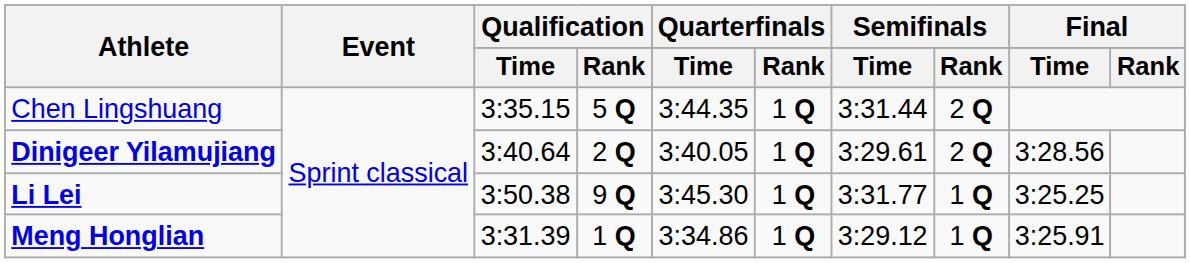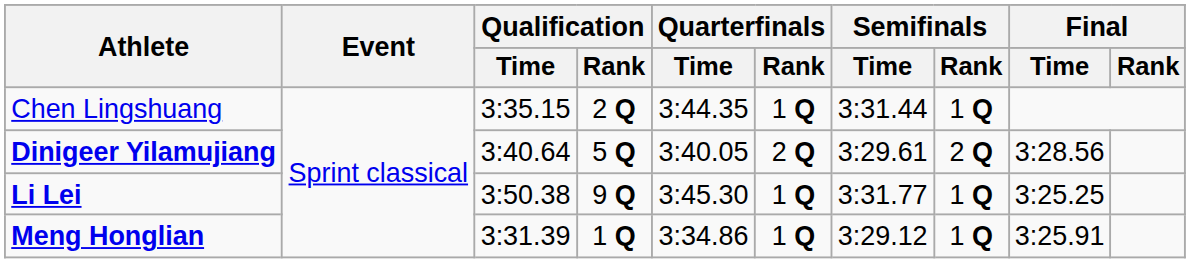(614, 109) 5 Q -> (614, 109) 2 Q
(971, 109) 2 Q -> (971, 109) 1 Q
(614, 152) 2 Q -> (614, 152) 5 Q
(794, 152) 1 Q -> (794, 152) 2 Q
